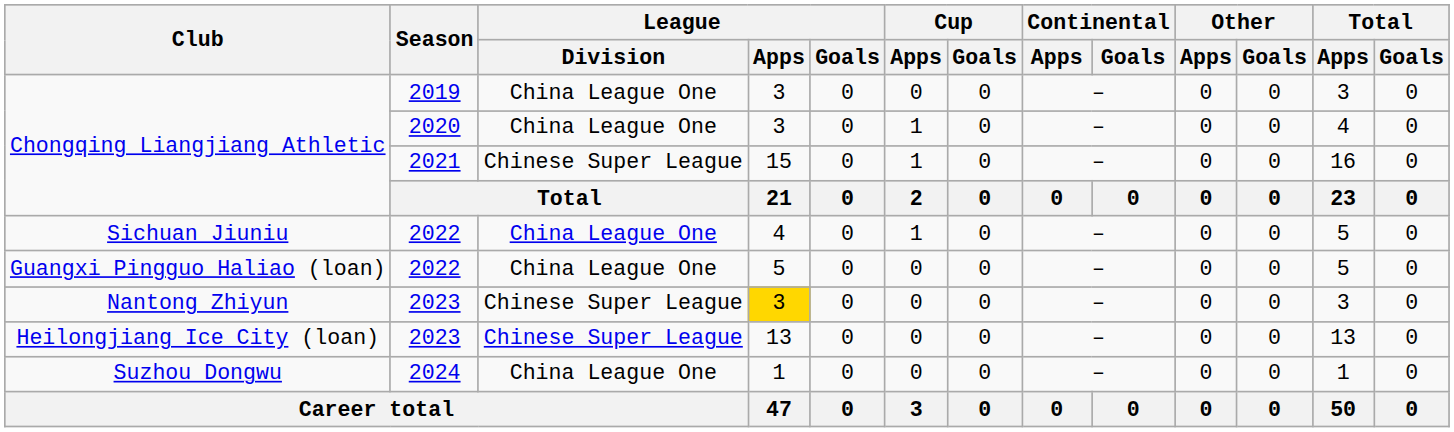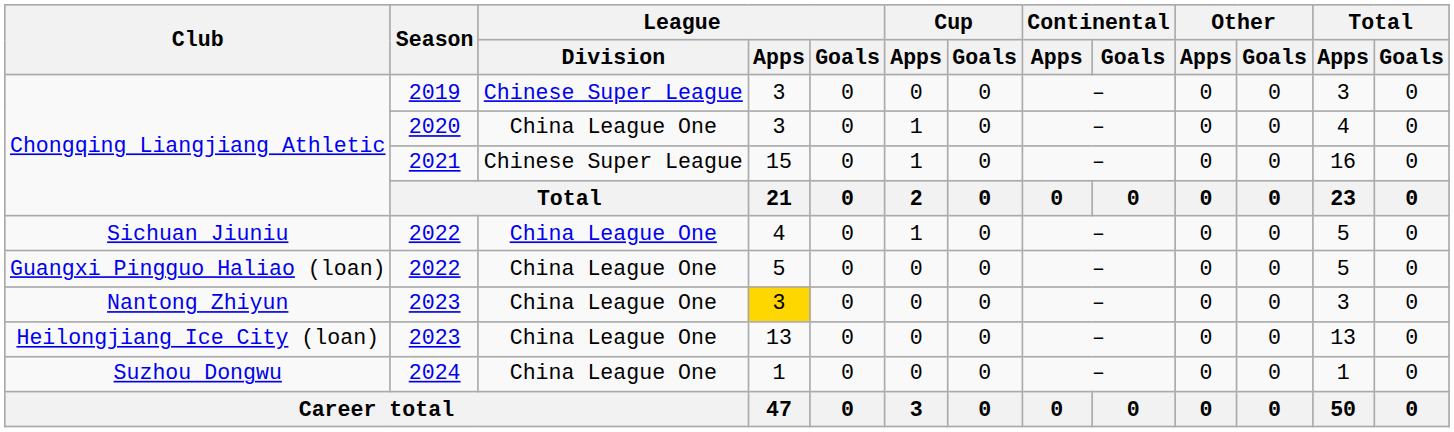(613, 93) China League One -> (613, 93) Chinese Super League
(613, 304) Chinese Super League -> (613, 304) China League One
(613, 339) Chinese Super League -> (613, 339) China League One
